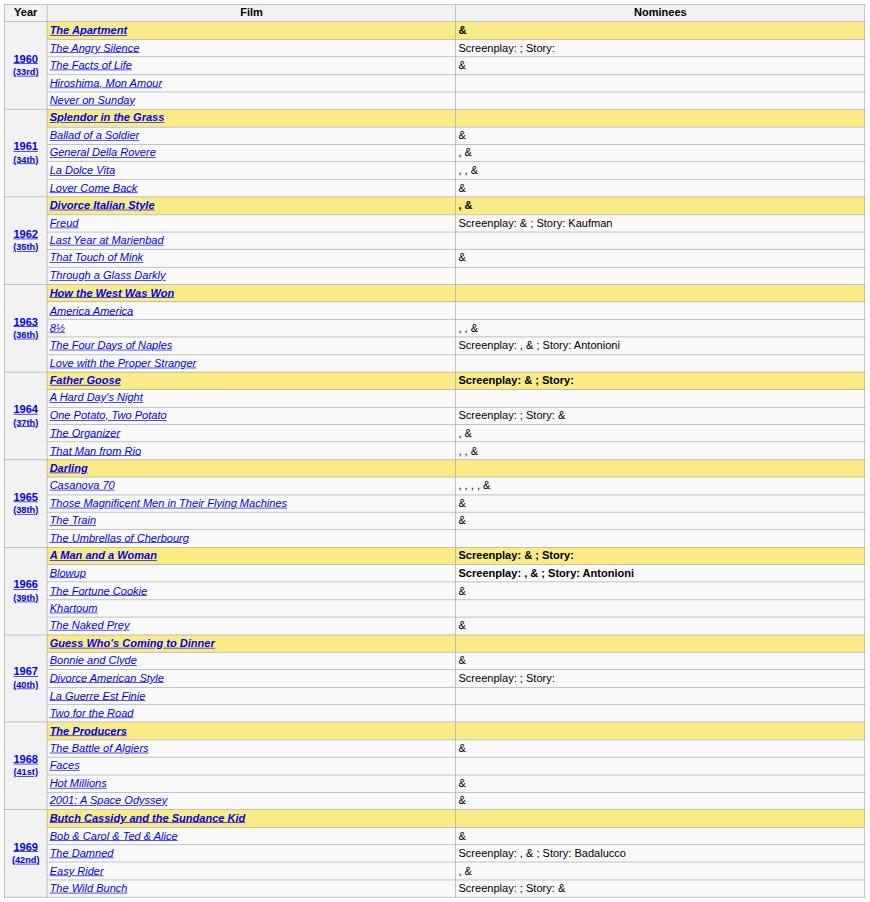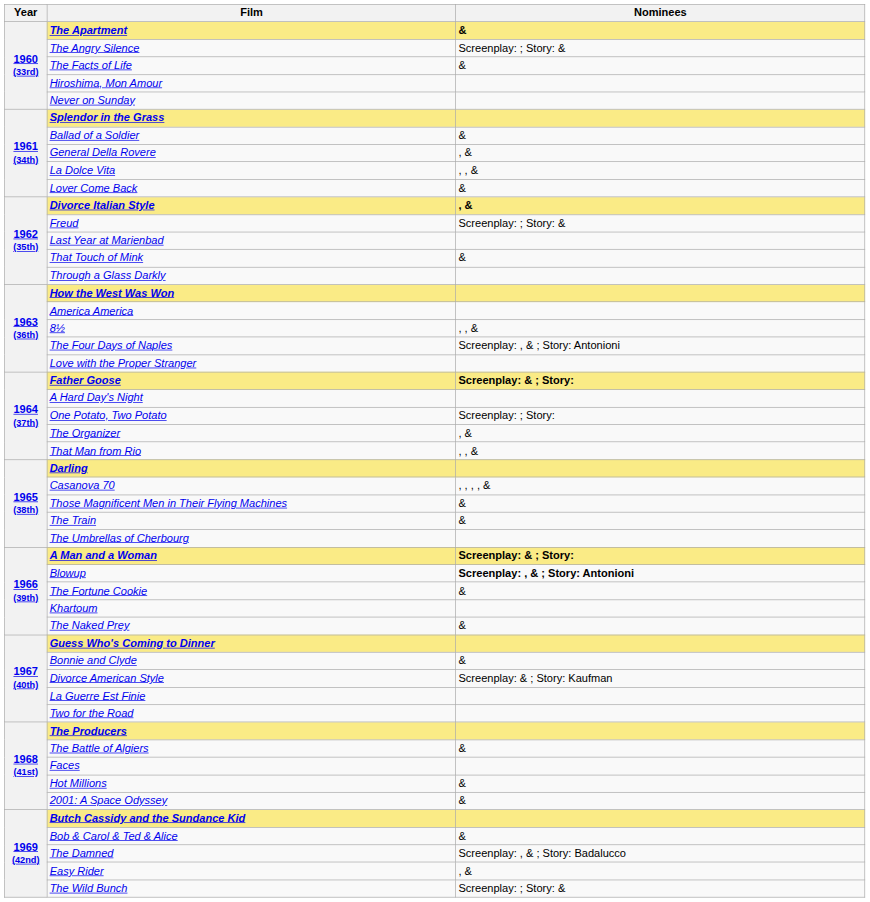(507, 48) Screenplay: ; Story: -> (512, 48) Screenplay: ; Story: &
(535, 223) Screenplay: & ; Story: Kaufman -> (512, 223) Screenplay: ; Story: &
(512, 415) Screenplay: ; Story: & -> (507, 415) Screenplay: ; Story:
(507, 678) Screenplay: ; Story: -> (535, 678) Screenplay: & ; Story: Kaufman
